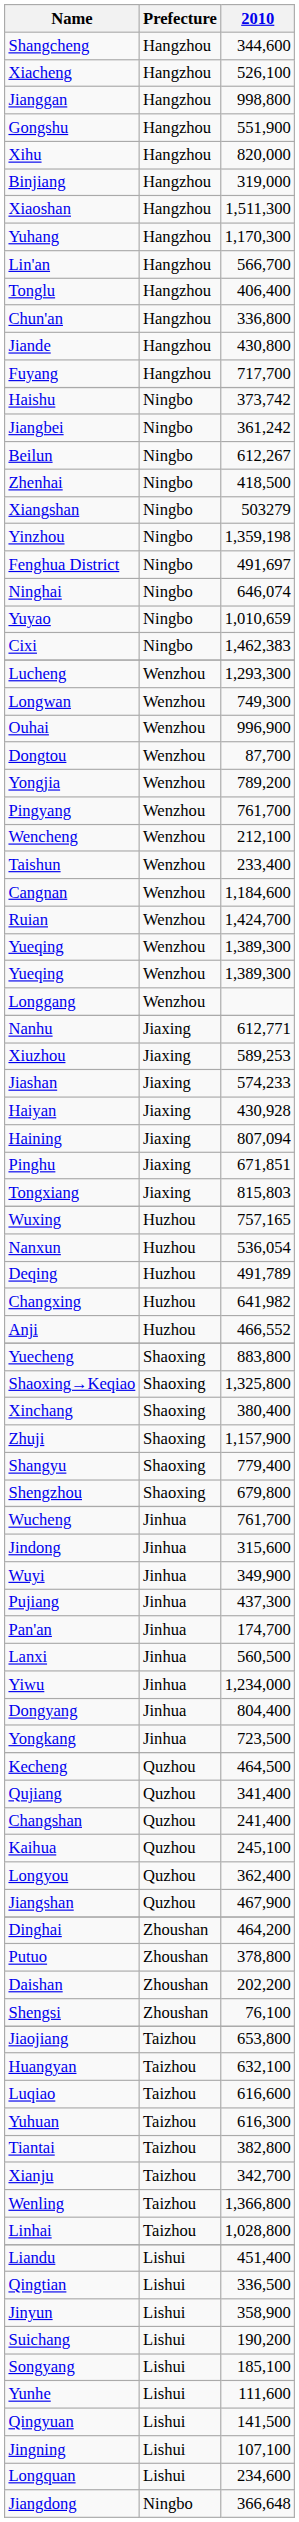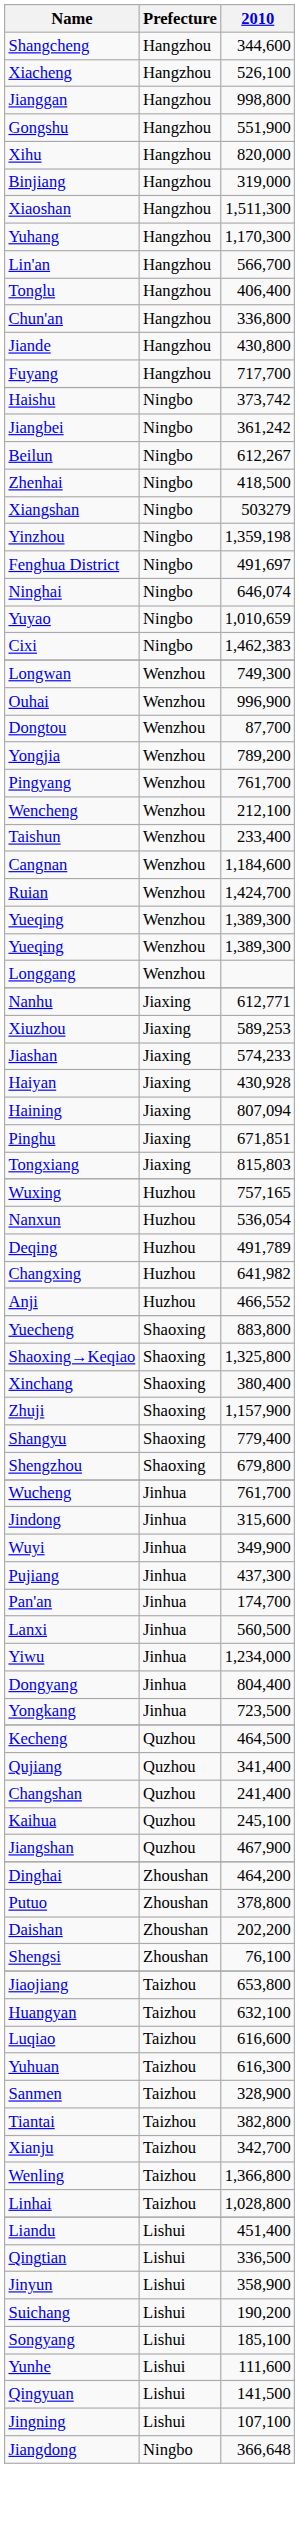- row: (37, 674)
- row: (38, 1875)
+ row: (35, 2094)
- row: (42, 2476)
